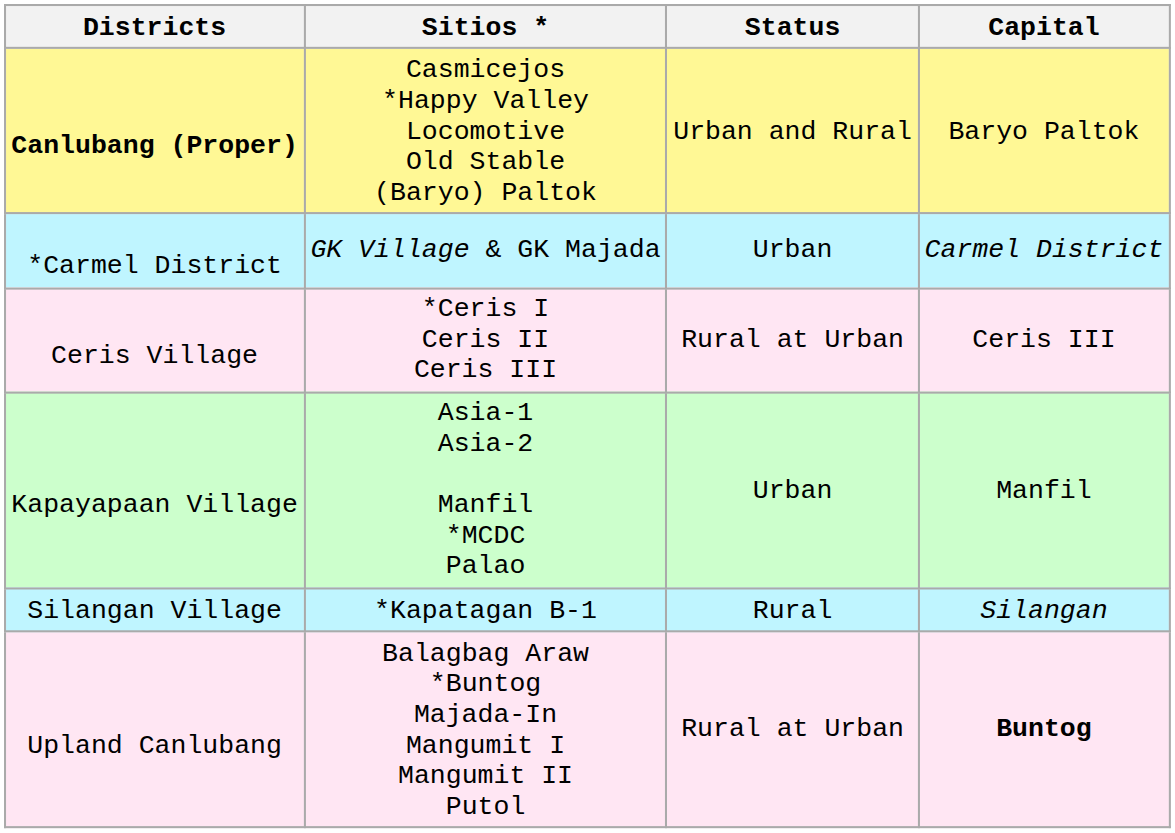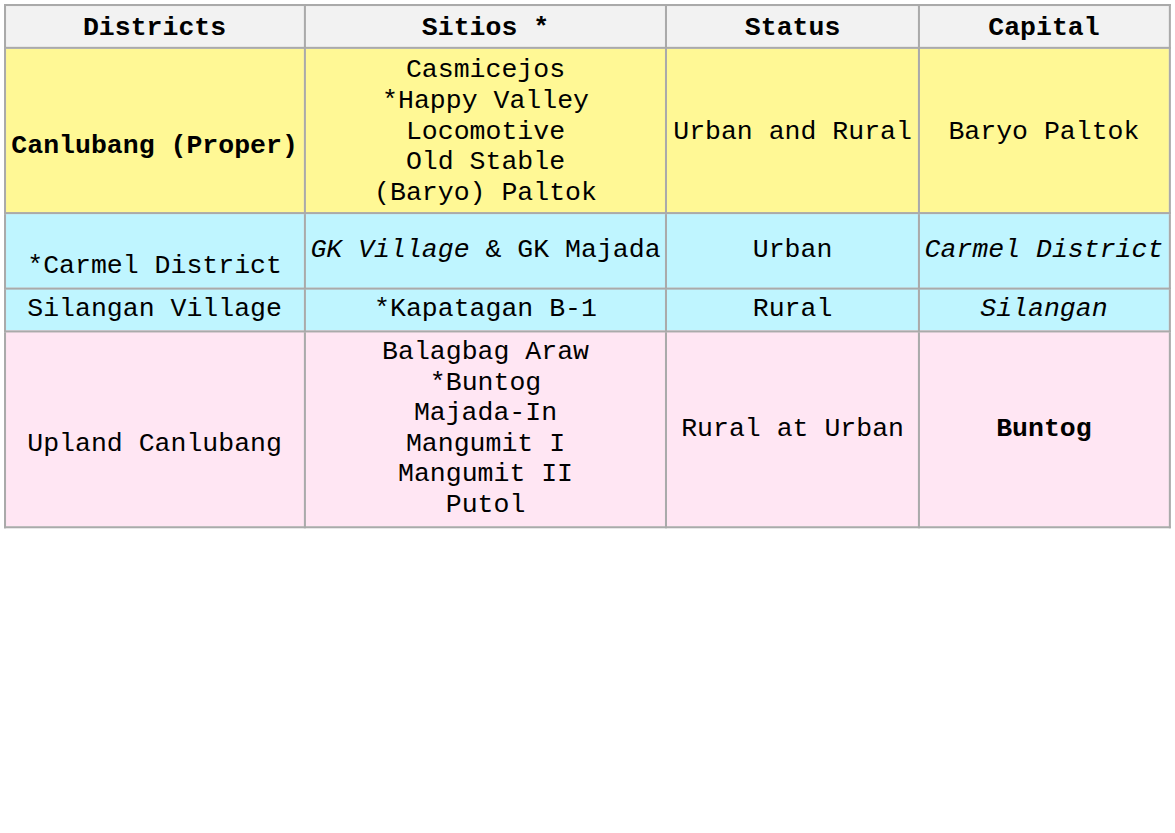- row: (155, 355)
- row: (155, 506)
